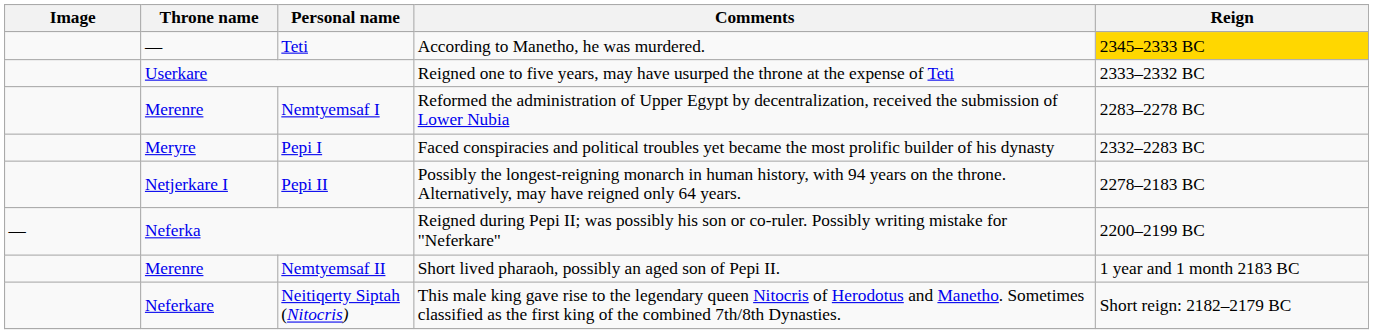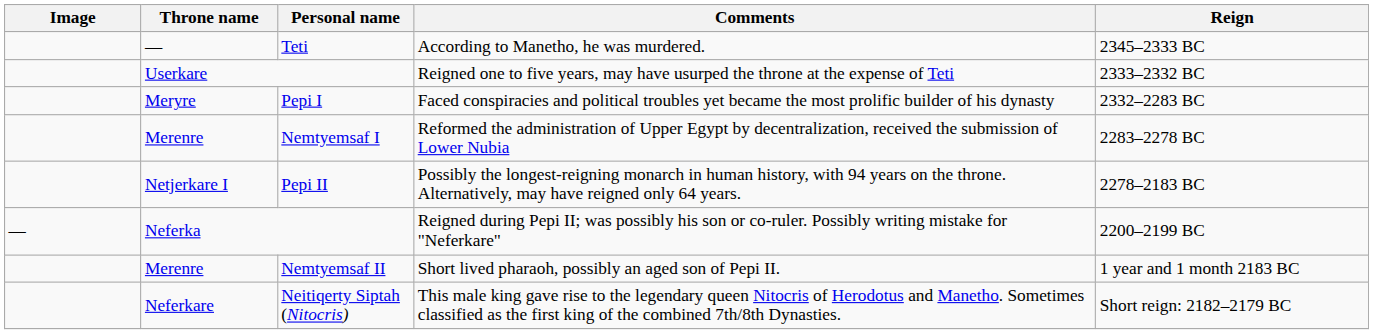(1152, 45) gold background -> (1152, 45) no background
rows swapped: (302, 147) <-> (331, 110)
